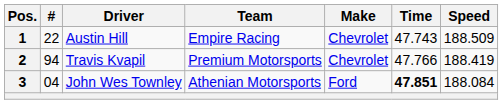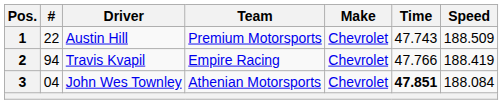(234, 38) Empire Racing -> (255, 38) Premium Motorsports
(255, 60) Premium Motorsports -> (234, 60) Empire Racing
(343, 82) Ford -> (358, 82) Chevrolet
